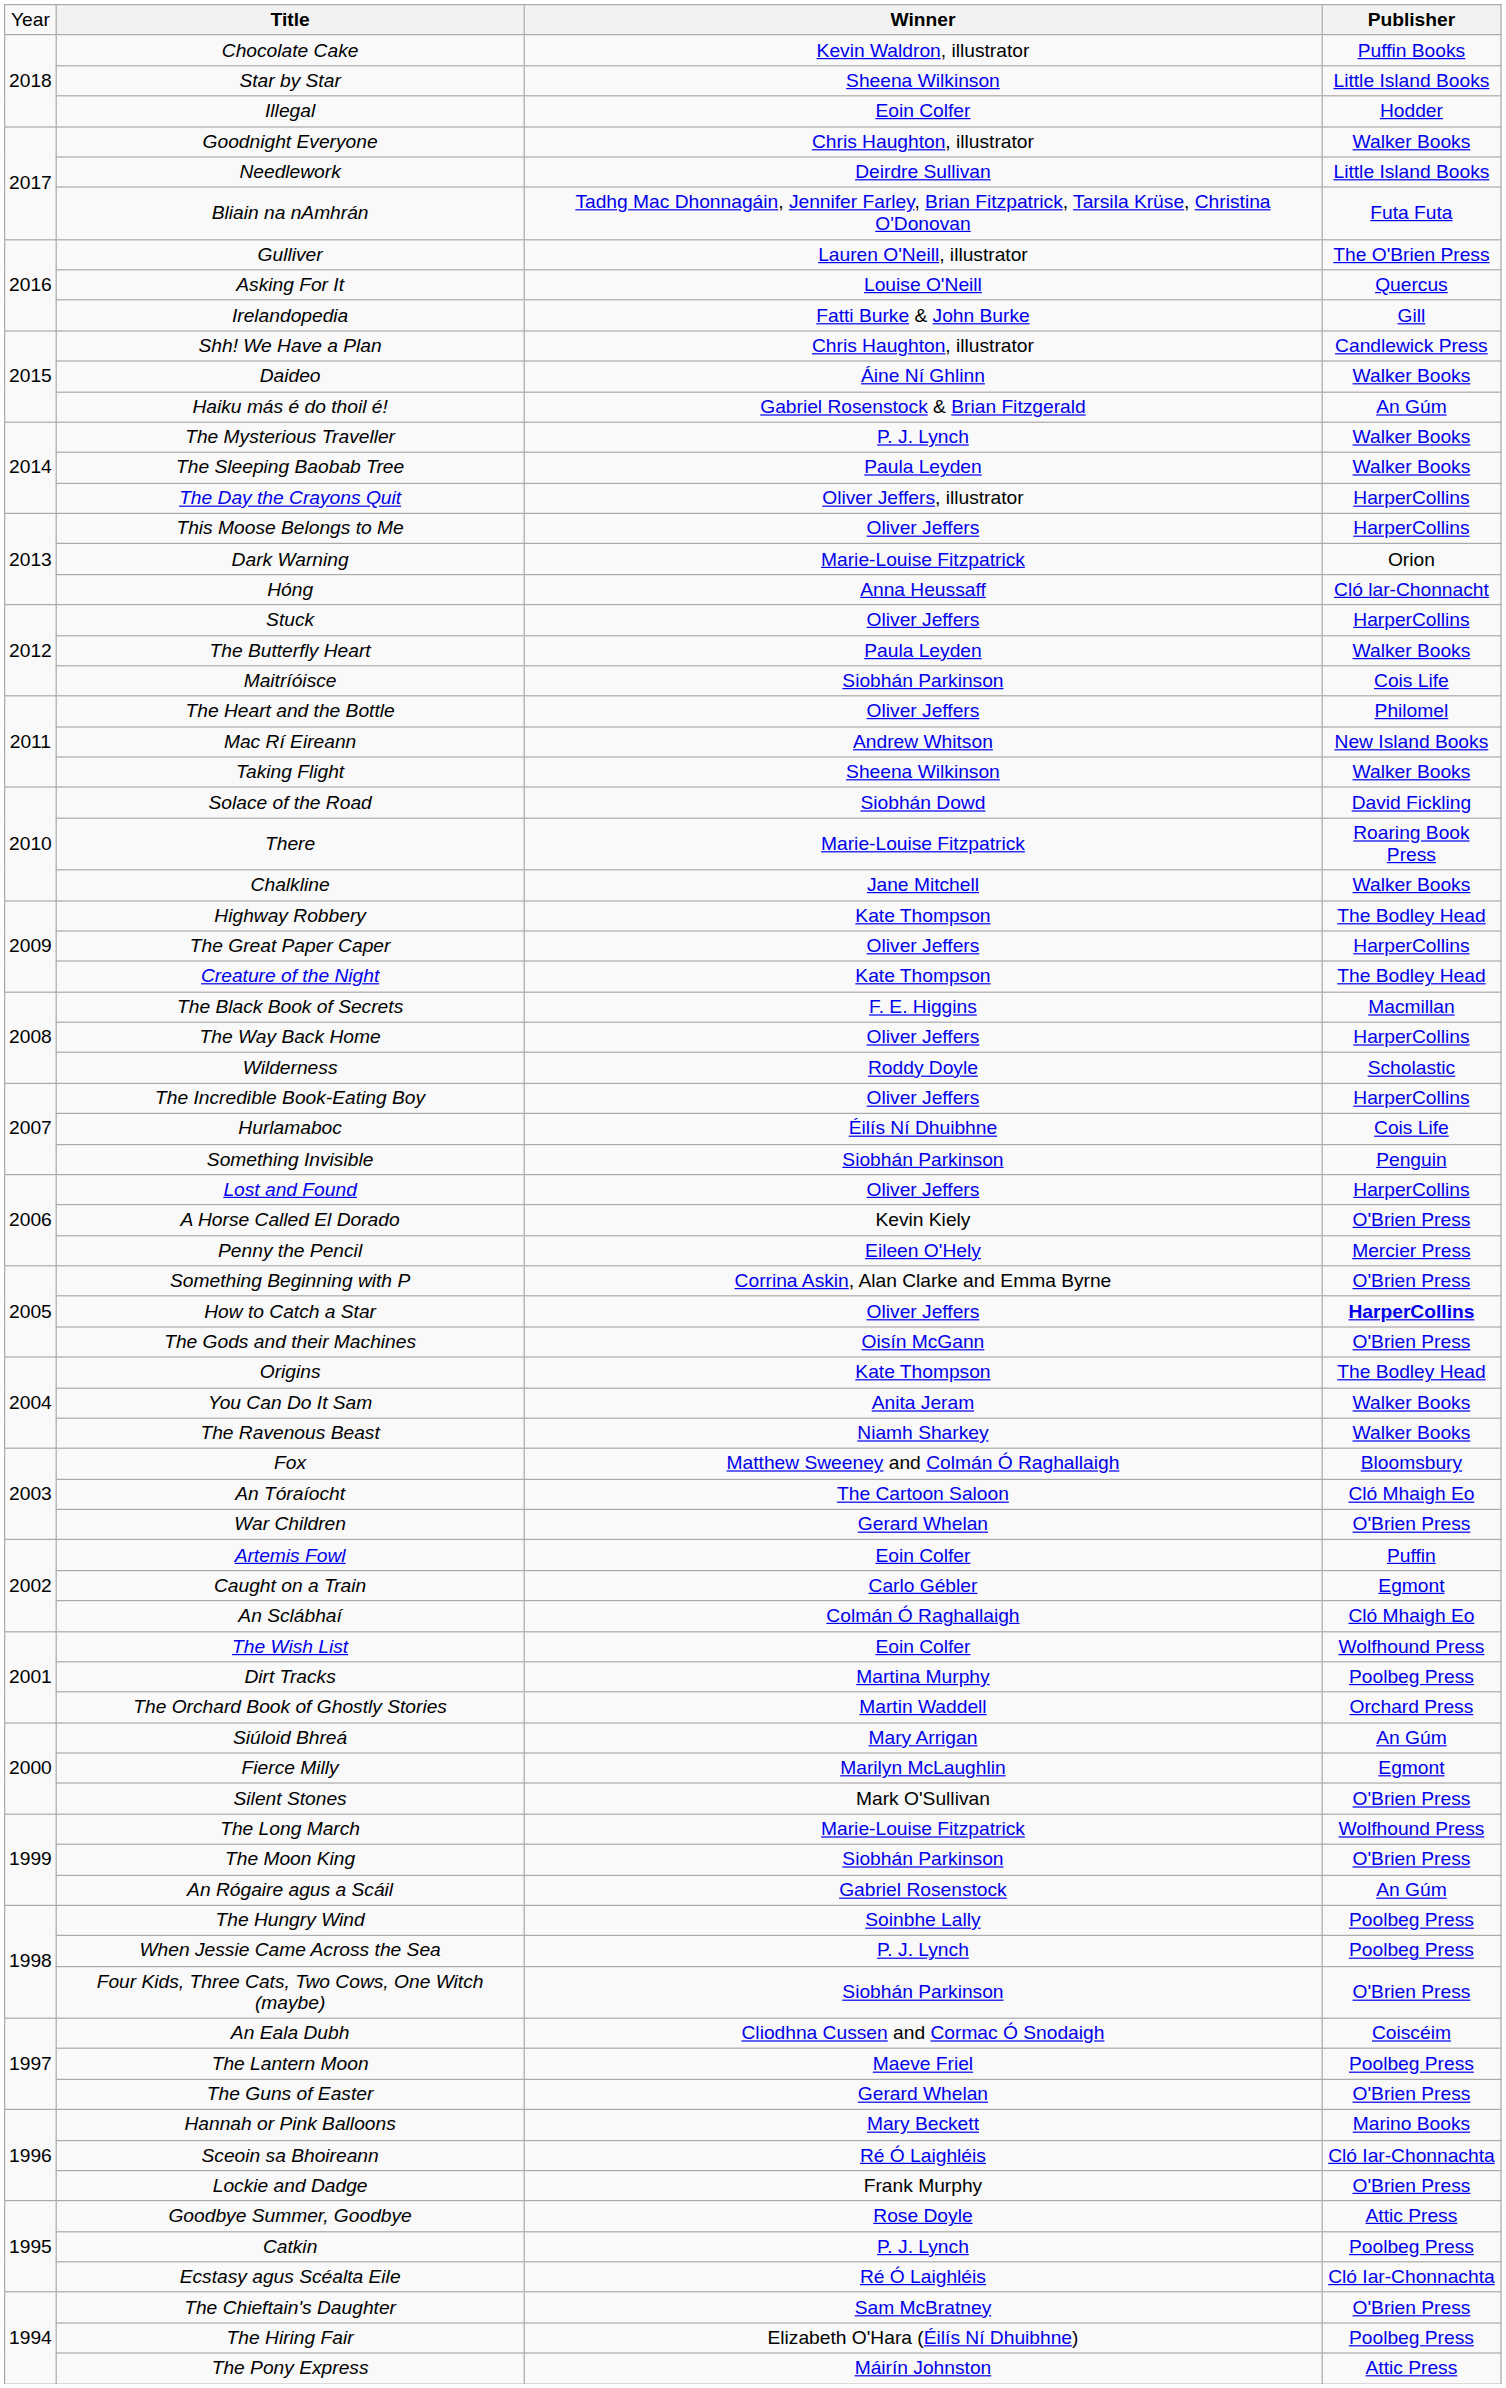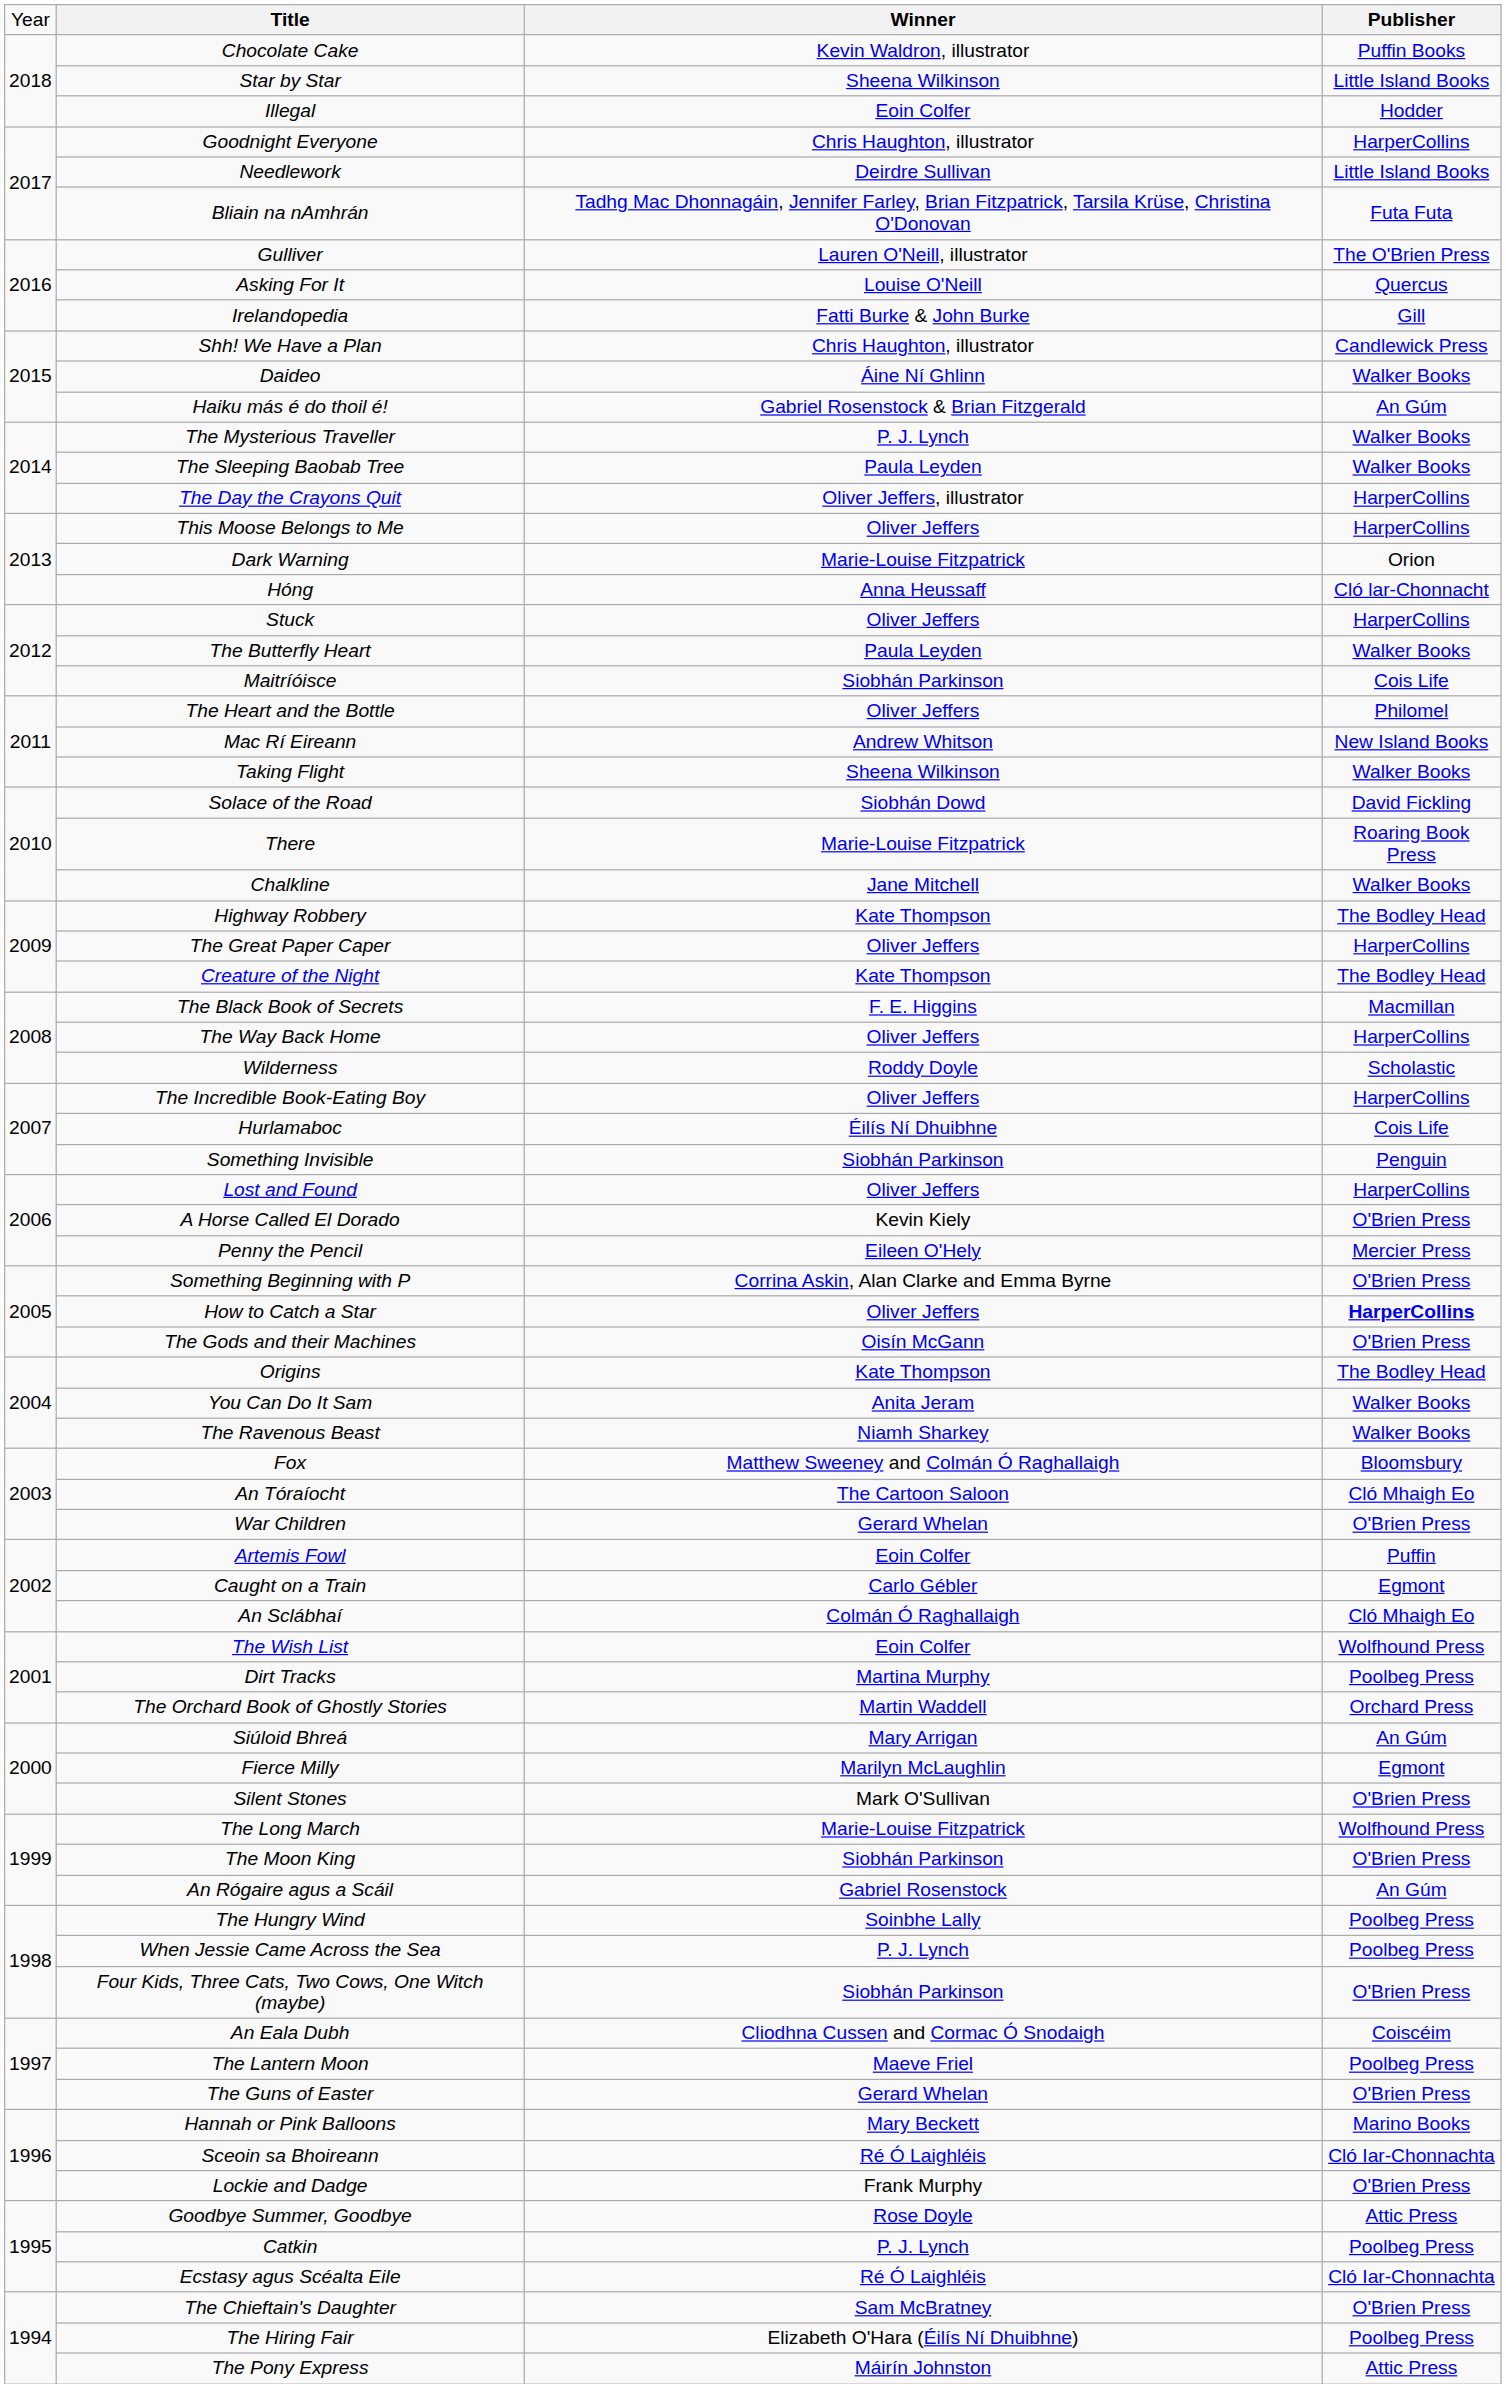(1411, 141) Walker Books -> (1411, 141) HarperCollins
